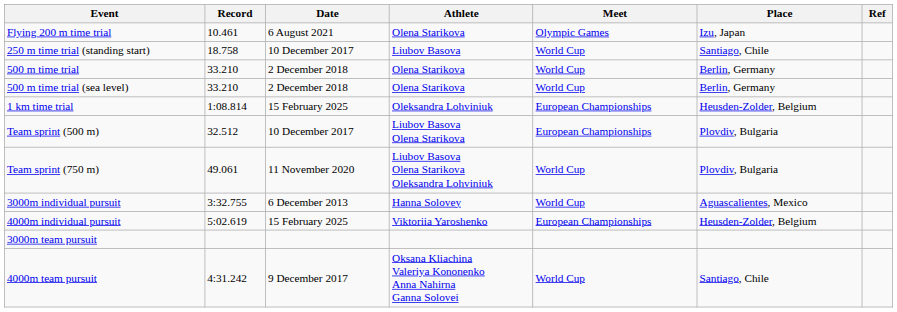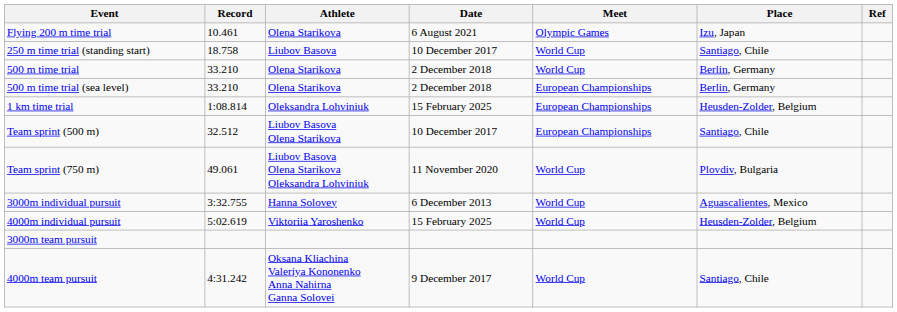columns swapped: (461, 13) <-> (327, 13)
(560, 88) World Cup -> (594, 88) European Championships
(739, 131) Plovdiv, Bulgaria -> (734, 131) Santiago, Chile
(594, 220) European Championships -> (560, 220) World Cup
